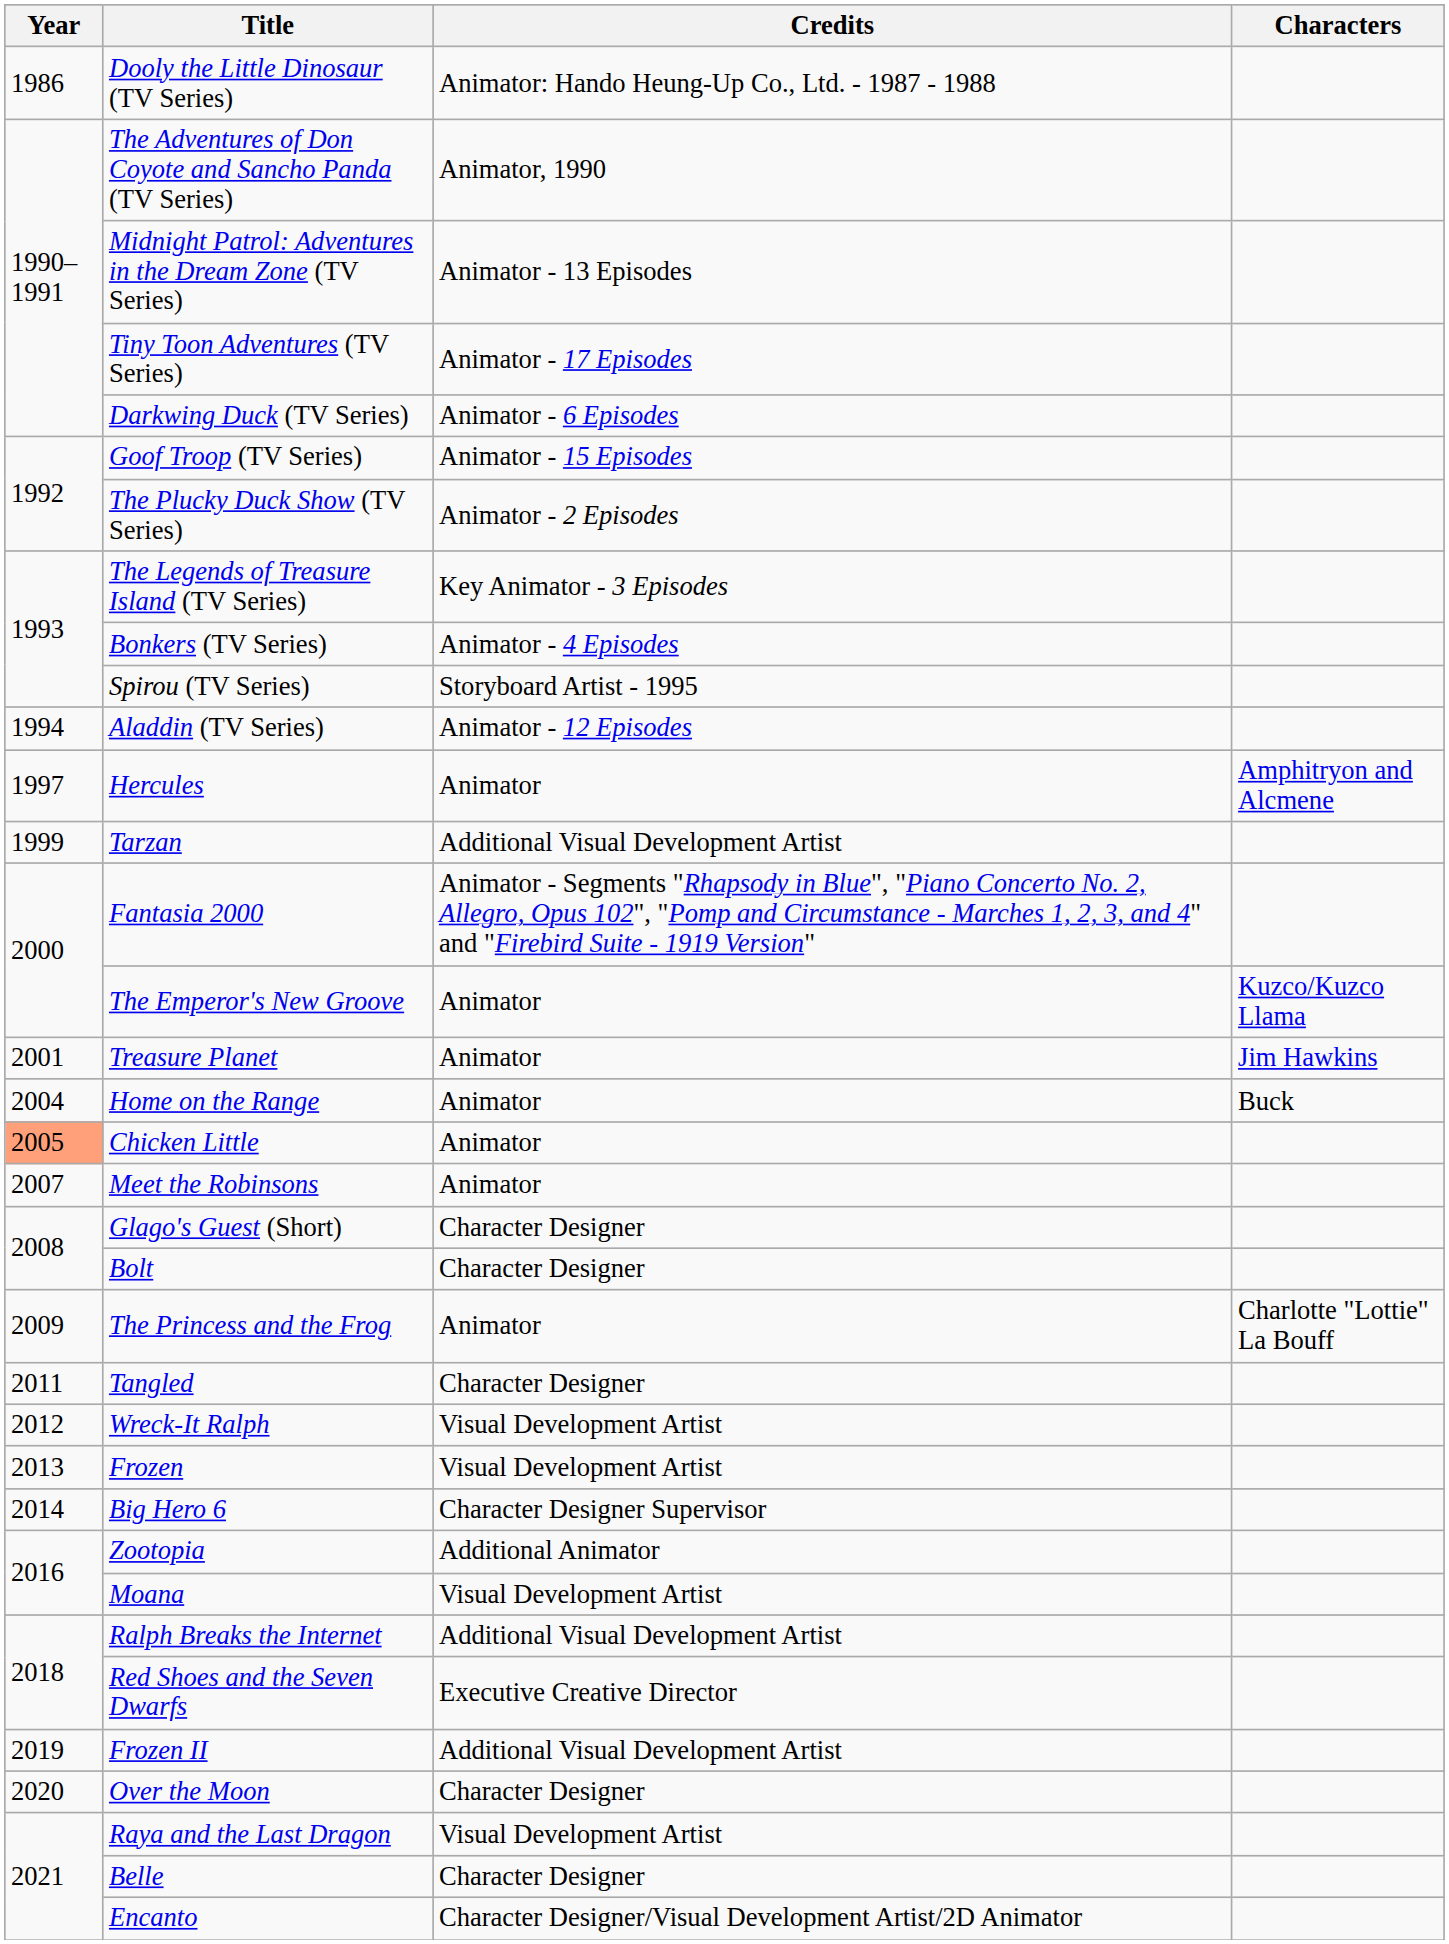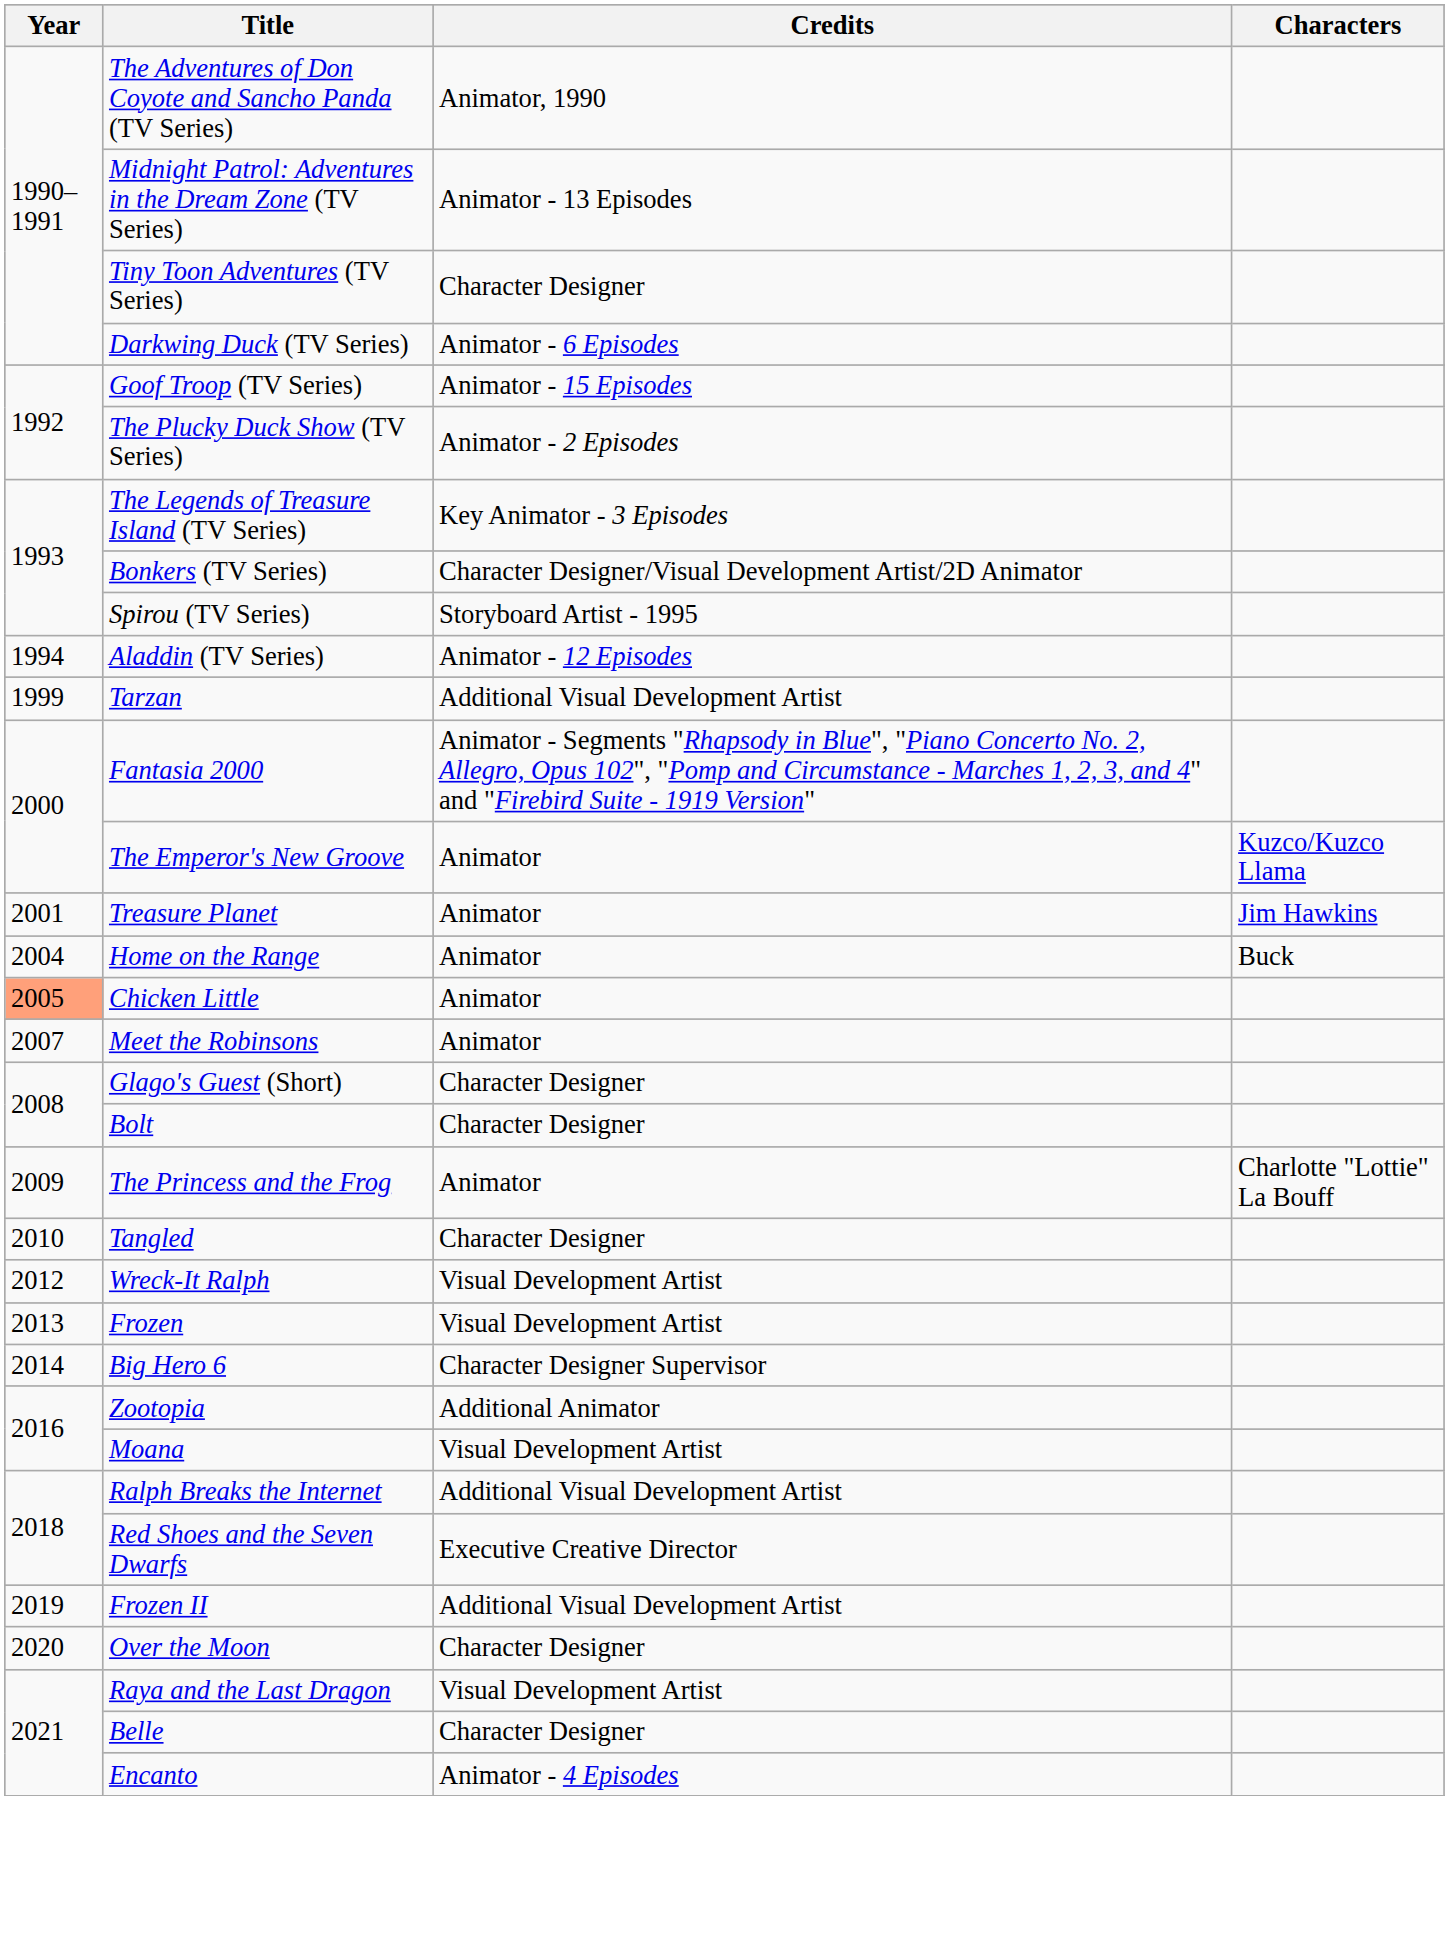- row: (246, 82)
(565, 358) Animator - 17 Episodes -> (542, 286) Character Designer
(559, 643) Animator - 4 Episodes -> (760, 571) Character Designer/Visual Development Artist/2D Animator
- row: (156, 785)
(37, 1382) 2011 -> (38, 1238) 2010
(760, 1918) Character Designer/Visual Development Artist/2D Animator -> (559, 1774) Animator - 4 Episodes
